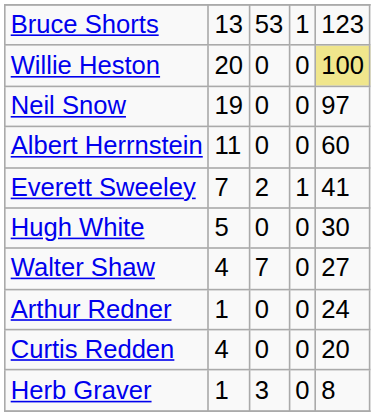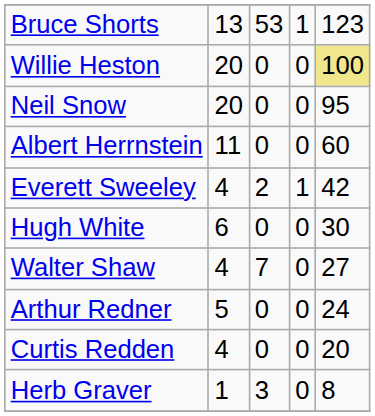(229, 106) 19 -> (229, 106) 20
(335, 106) 97 -> (335, 106) 95
(222, 187) 7 -> (222, 187) 4
(335, 187) 41 -> (335, 187) 42
(222, 227) 5 -> (222, 227) 6
(222, 308) 1 -> (222, 308) 5
